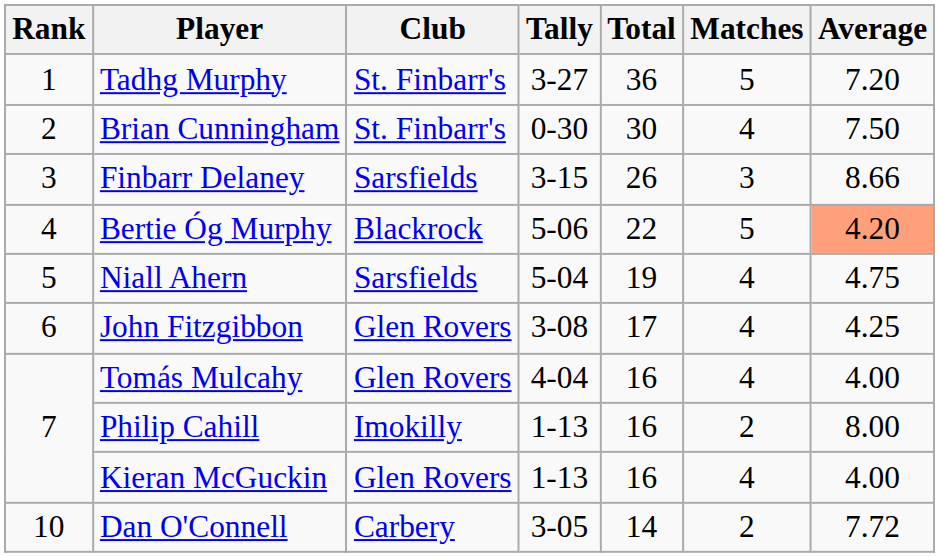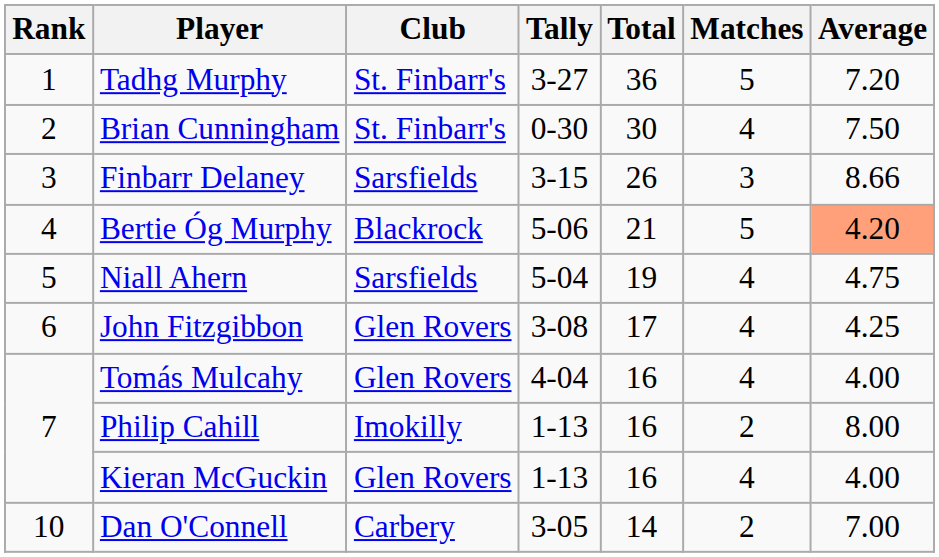(642, 228) 22 -> (642, 228) 21
(873, 526) 7.72 -> (873, 526) 7.00
